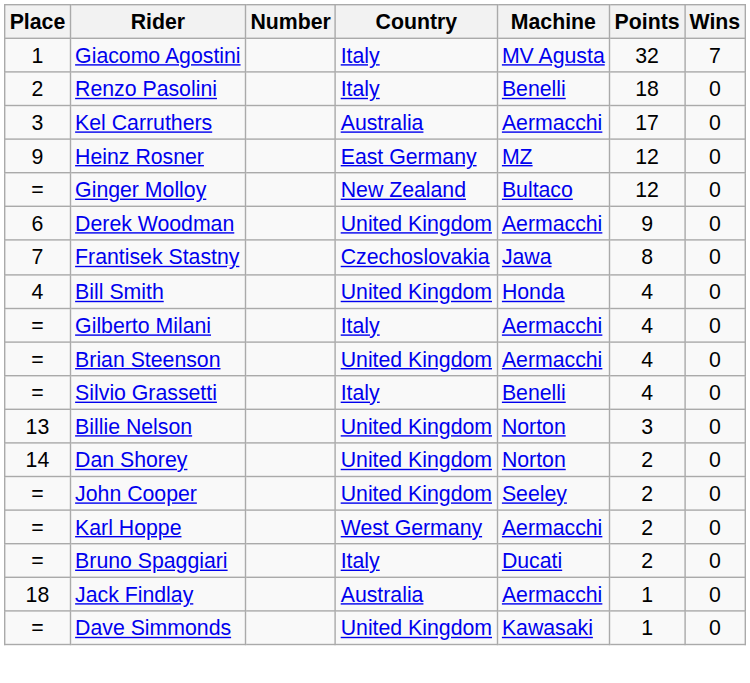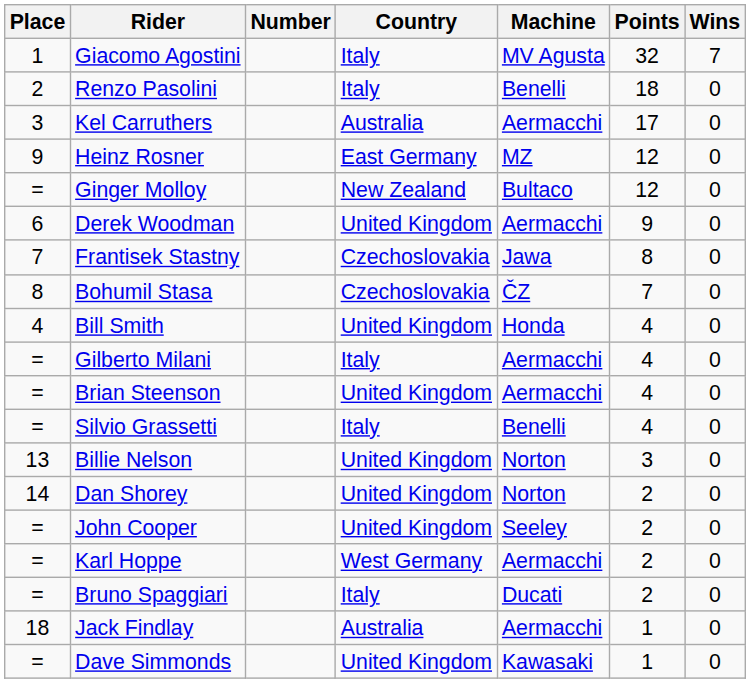+ row: (144, 291)
